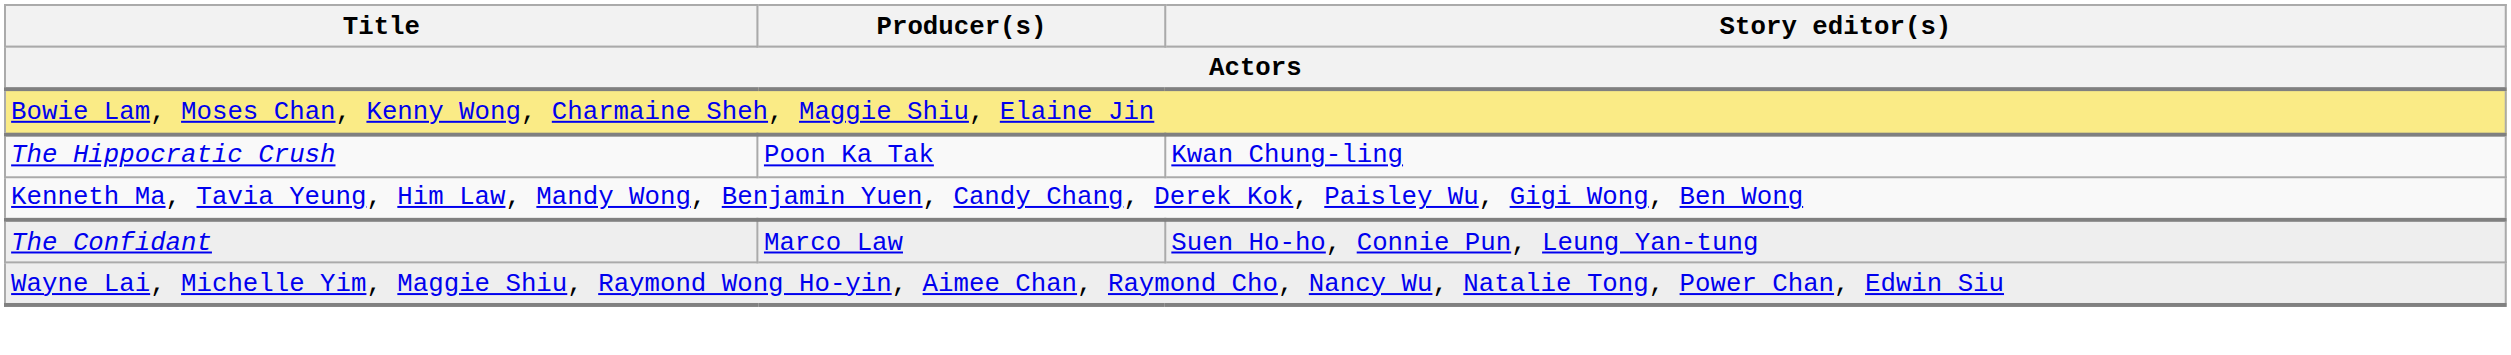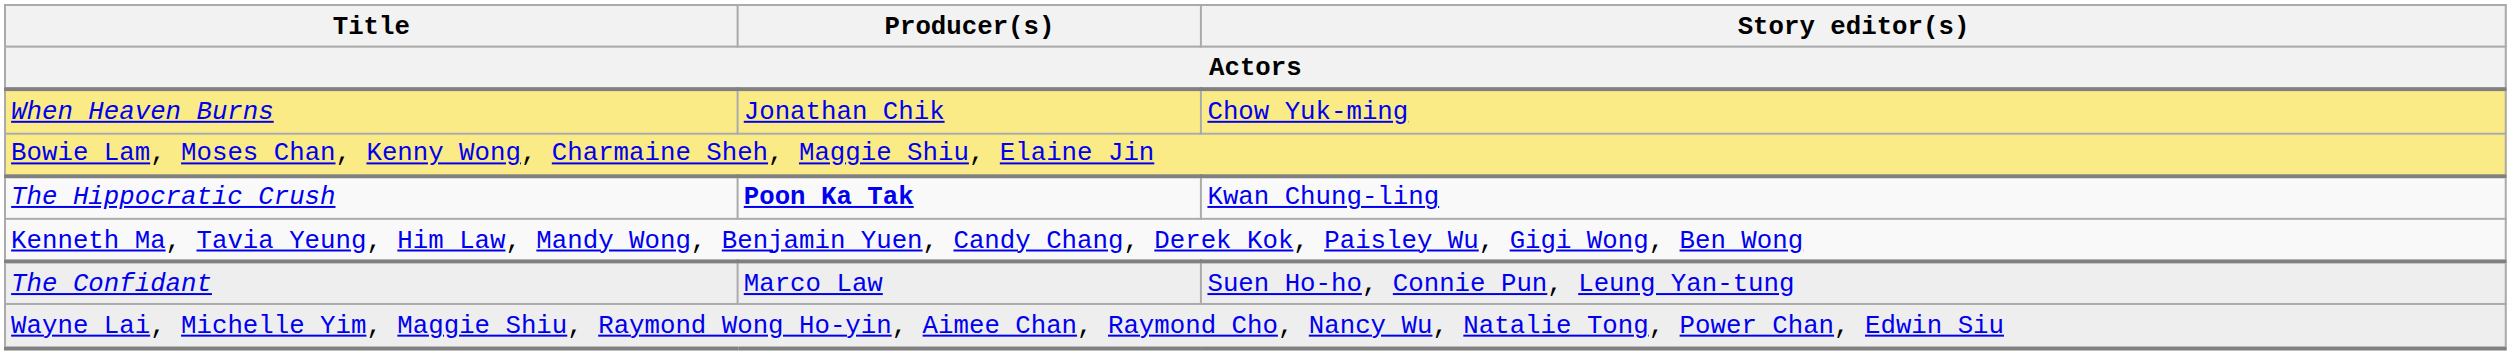+ row: (142, 112)
(849, 156) normal -> (829, 198) bold
